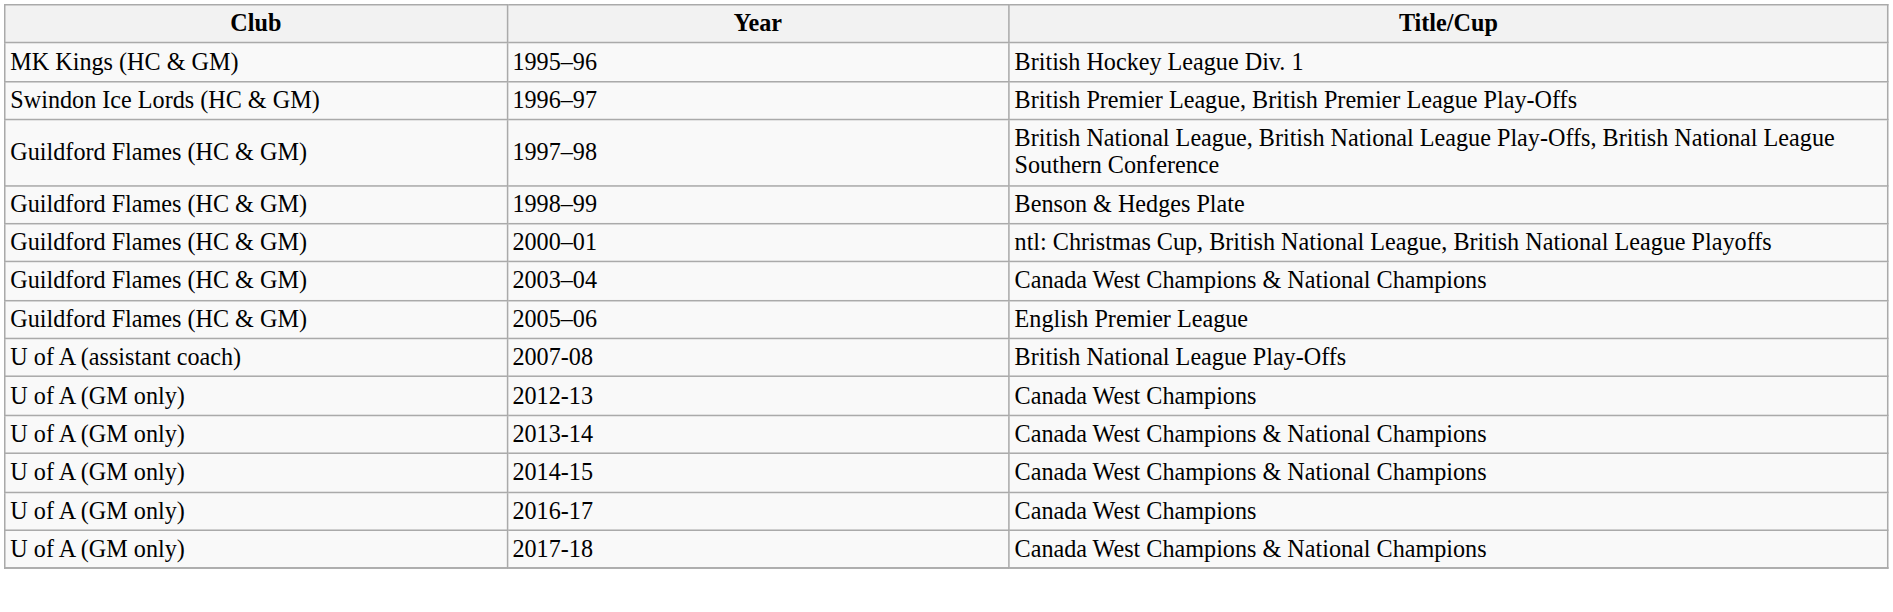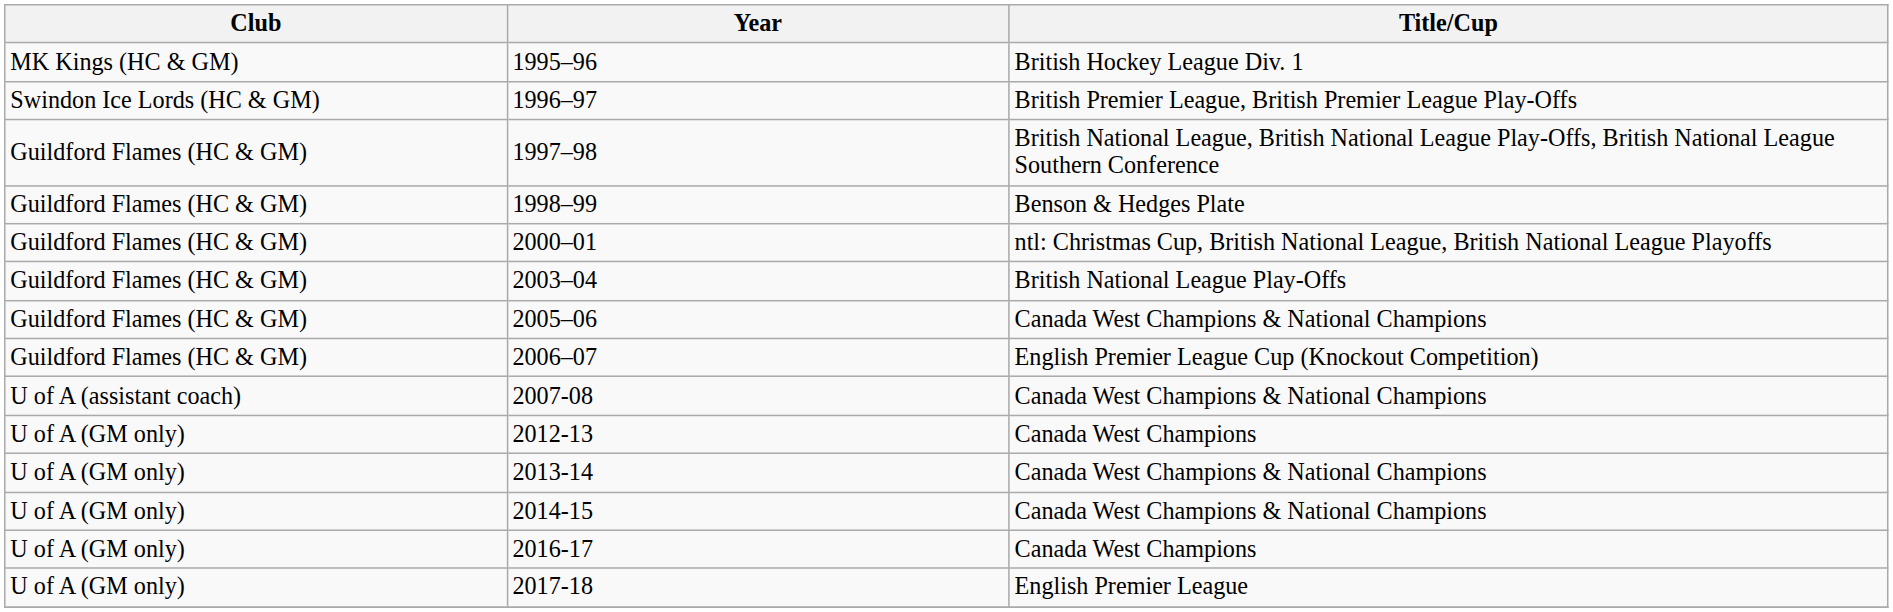(1251, 280) Canada West Champions & National Champions -> (1180, 280) British National League Play-Offs
(1131, 319) English Premier League -> (1251, 319) Canada West Champions & National Champions
+ row: (555, 357)
(1180, 357) British National League Play-Offs -> (1251, 395) Canada West Champions & National Champions
(1251, 548) Canada West Champions & National Champions -> (1131, 587) English Premier League
